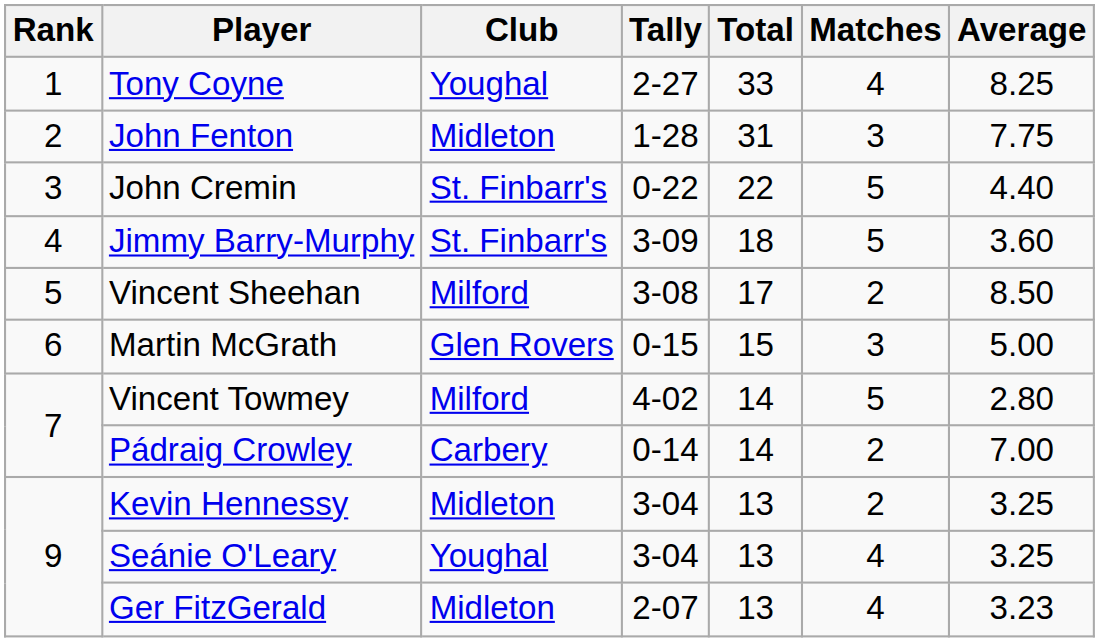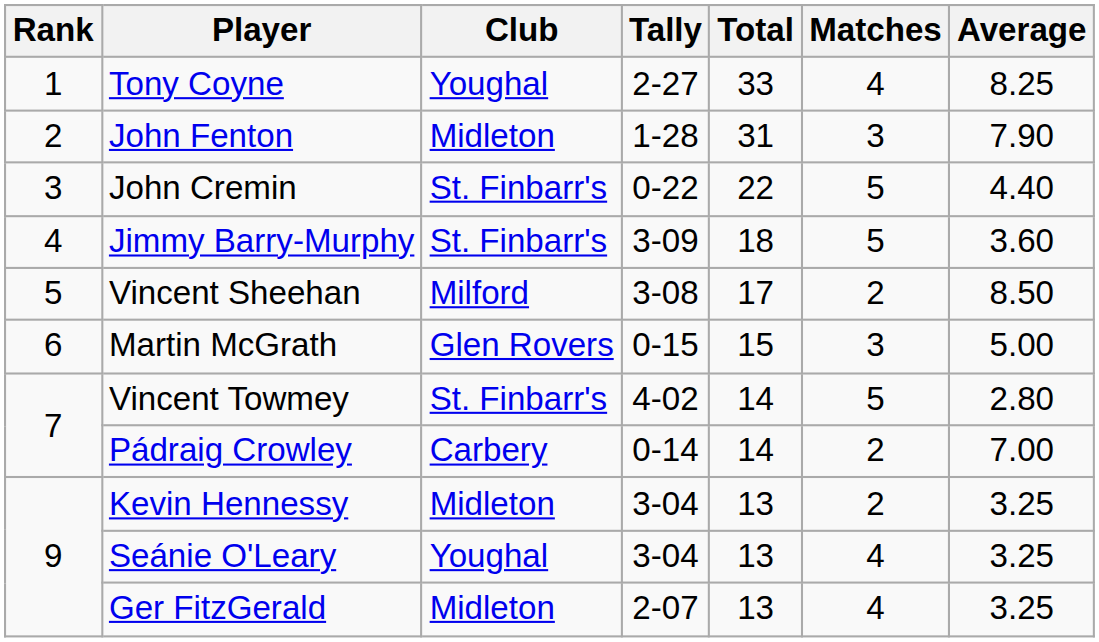(1022, 135) 7.75 -> (1022, 135) 7.90
(479, 398) Milford -> (518, 398) St. Finbarr's
(1022, 608) 3.23 -> (1022, 608) 3.25
